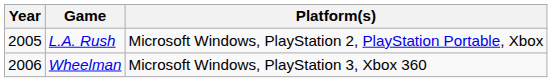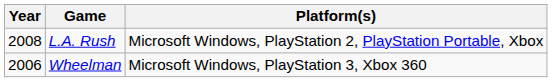(25, 40) 2005 -> (25, 40) 2008
